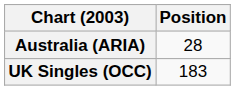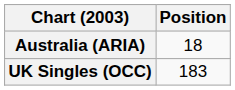(193, 44) 28 -> (193, 44) 18
